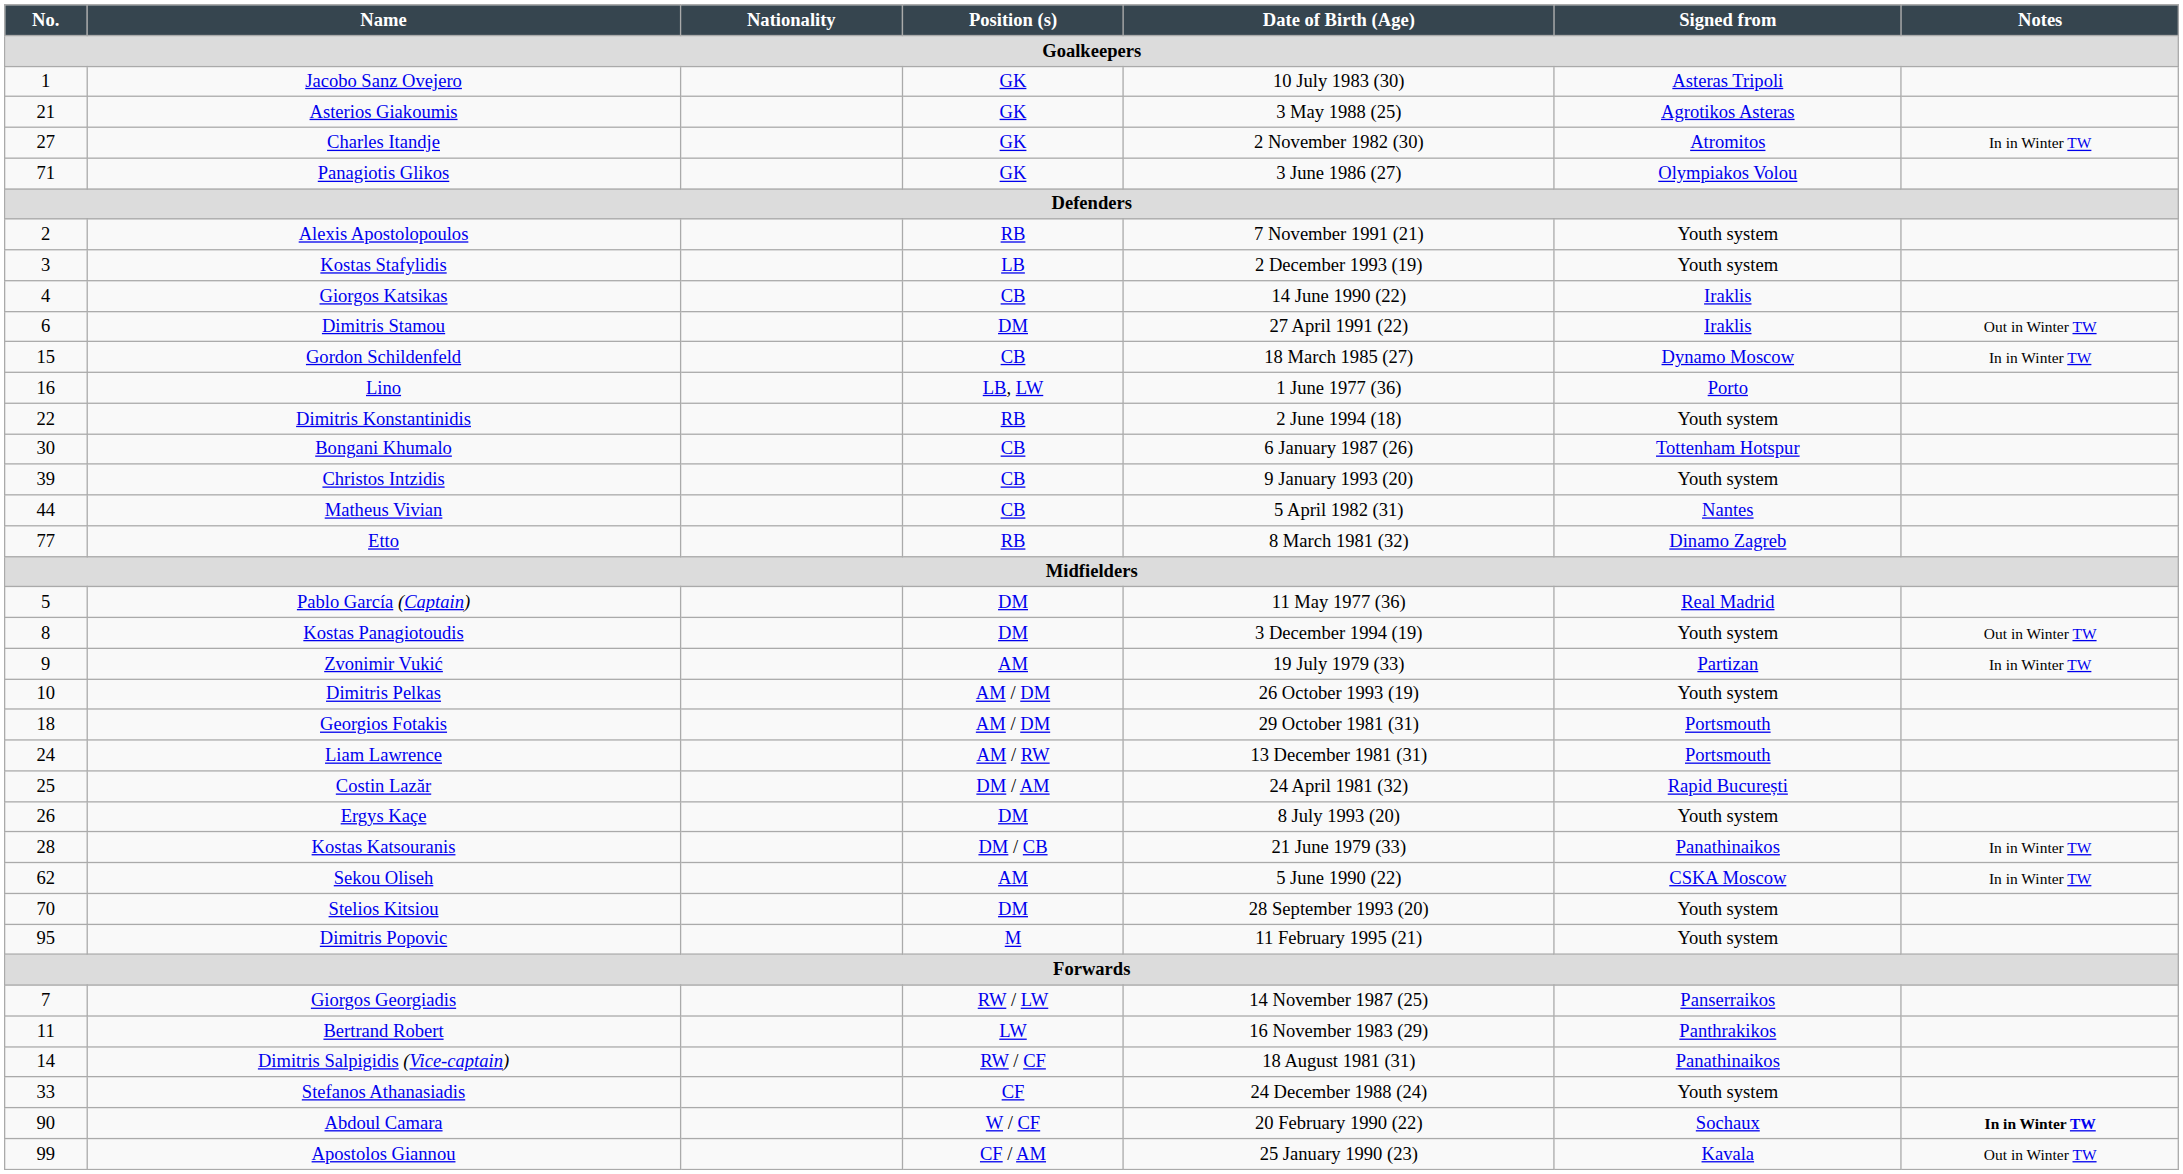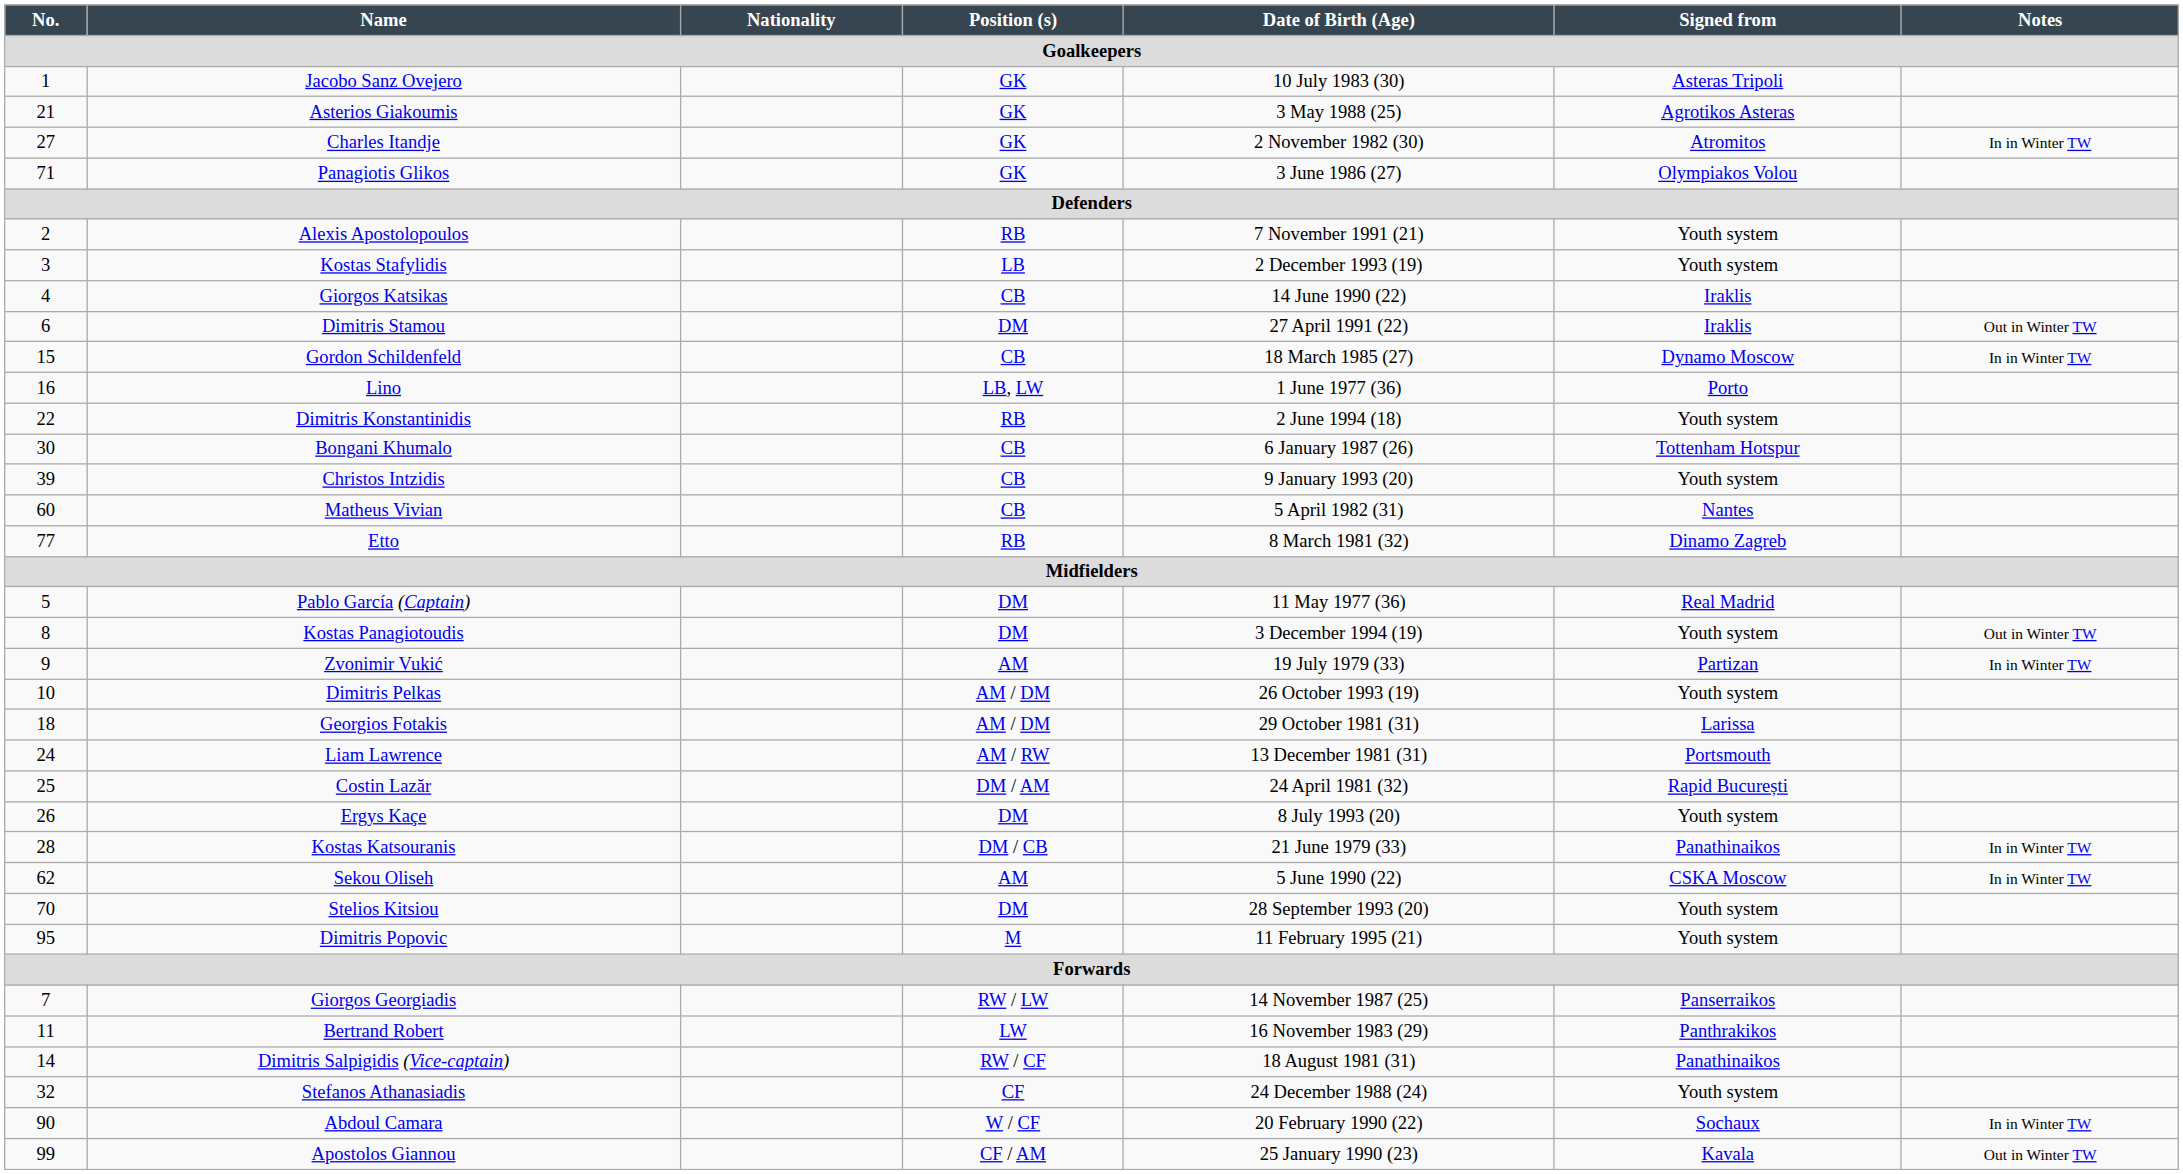(46, 510) 44 -> (46, 510) 60
(1728, 724) Portsmouth -> (1728, 724) Larissa
(46, 1092) 33 -> (46, 1092) 32
(2040, 1123) bold -> (2040, 1124) normal
